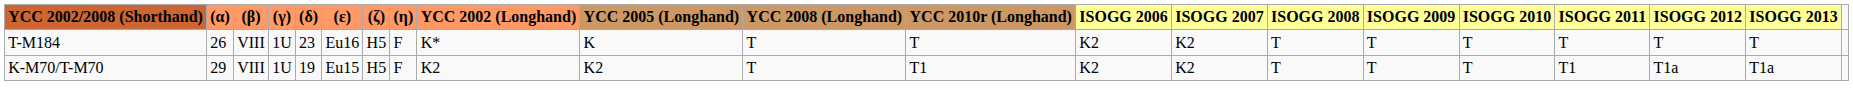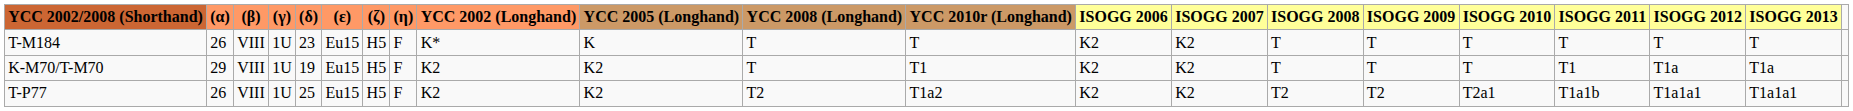(342, 42) Eu16 -> (342, 42) Eu15
+ row: (27, 93)
